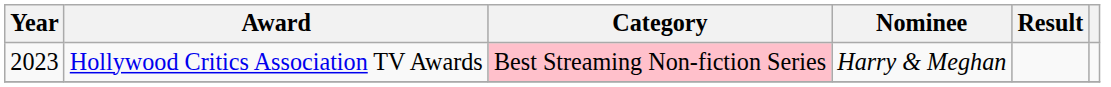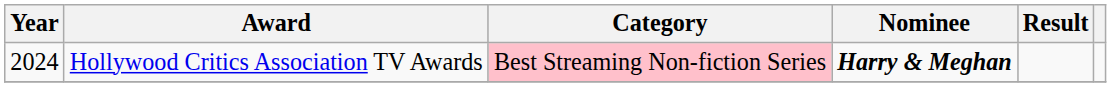(34, 61) 2023 -> (34, 61) 2024
(922, 61) normal -> (924, 61) bold
